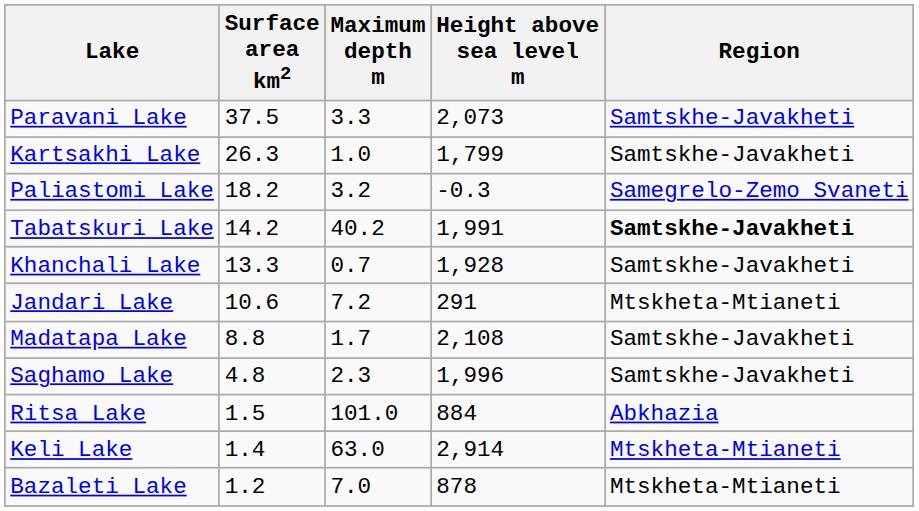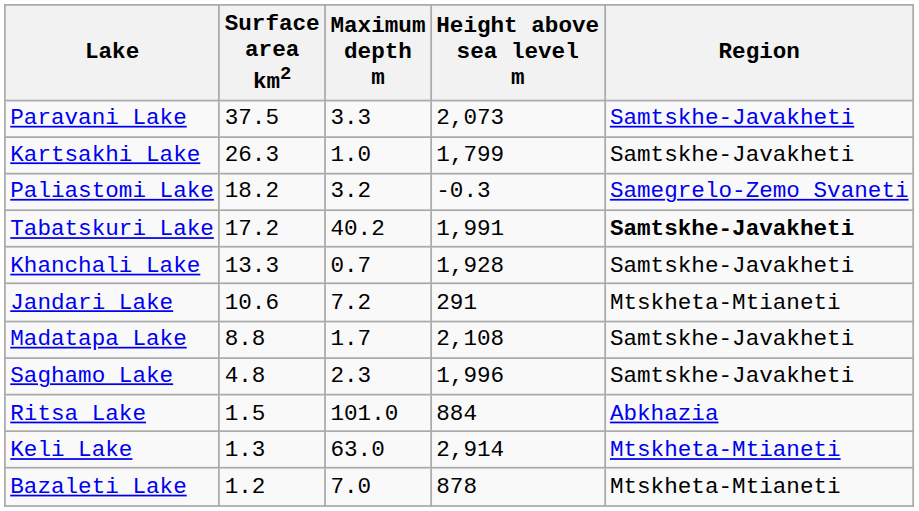(252, 229) 14.2 -> (252, 229) 17.2
(245, 450) 1.4 -> (245, 450) 1.3
